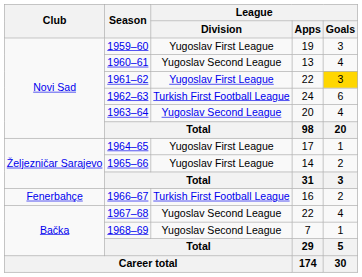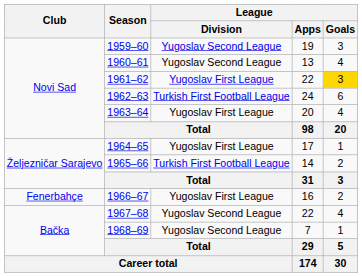(221, 46) Yugoslav First League -> (221, 46) Yugoslav Second League
(221, 113) Yugoslav Second League -> (221, 113) Yugoslav First League
(221, 163) Yugoslav First League -> (221, 163) Turkish First Football League
(221, 197) Turkish First Football League -> (221, 197) Yugoslav First League
